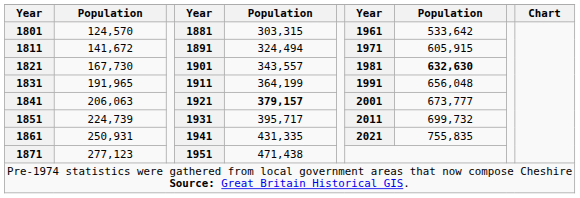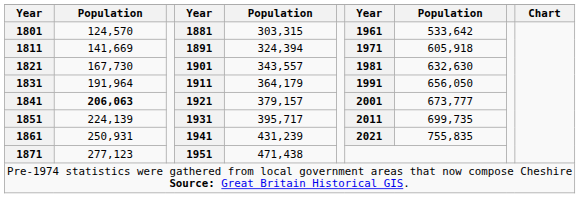(110, 48) 141,672 -> (110, 48) 141,669
(280, 48) 324,494 -> (280, 48) 324,394
(450, 48) 605,915 -> (450, 48) 605,918
(450, 66) bold -> (450, 66) normal
(110, 84) 191,965 -> (110, 84) 191,964
(280, 84) 364,199 -> (280, 84) 364,179
(450, 84) 656,048 -> (450, 84) 656,050
(110, 101) normal -> (110, 101) bold
(280, 101) bold -> (280, 101) normal
(110, 119) 224,739 -> (110, 119) 224,139
(450, 119) 699,732 -> (450, 119) 699,735
(280, 136) 431,335 -> (280, 136) 431,239
